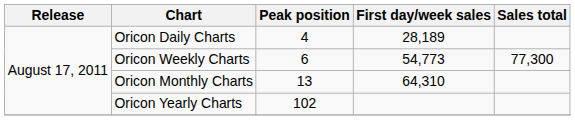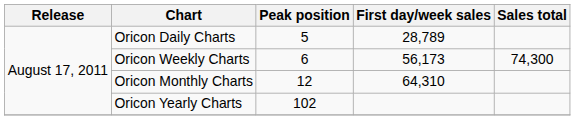(305, 37) 4 -> (305, 37) 5
(424, 37) 28,189 -> (424, 37) 28,789
(424, 59) 54,773 -> (424, 59) 56,173
(532, 59) 77,300 -> (532, 59) 74,300
(305, 81) 13 -> (305, 81) 12
